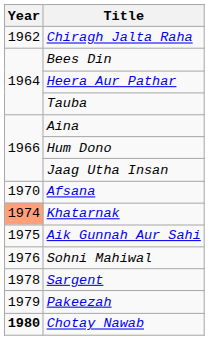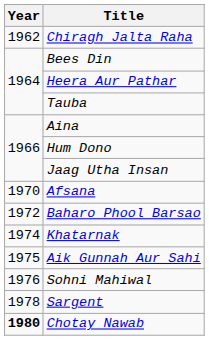+ row: (124, 214)
(24, 214) lightsalmon background -> (24, 236) no background
- row: (79, 302)
